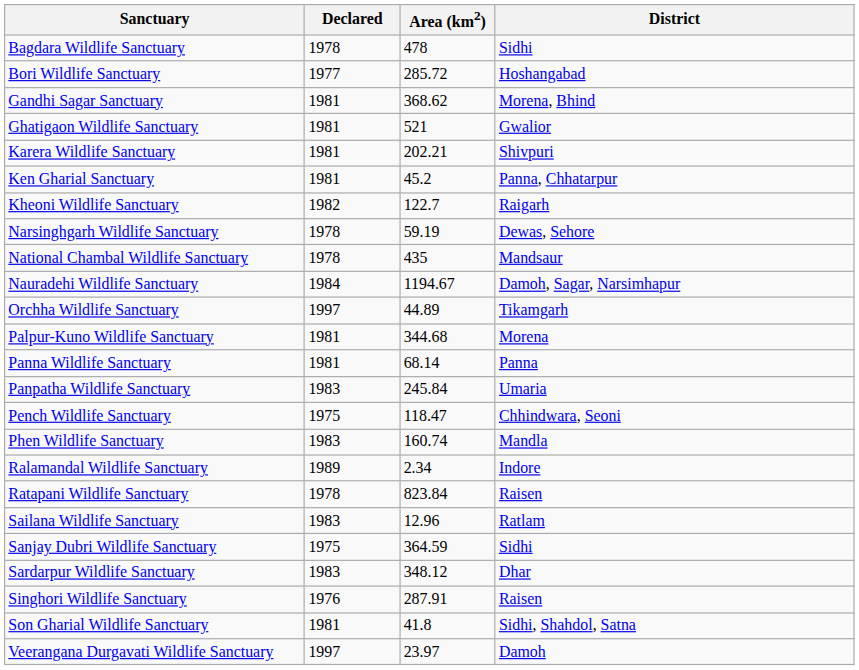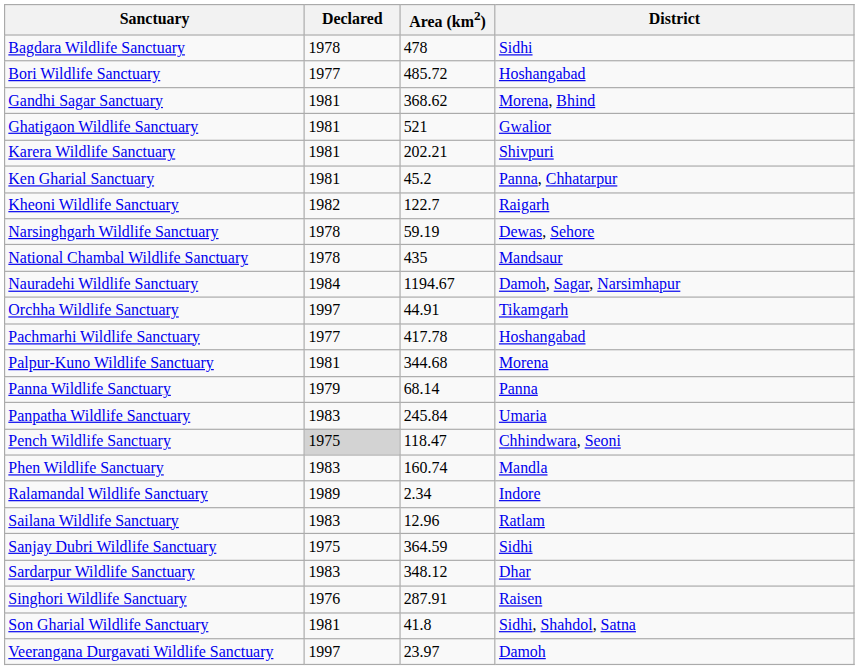(426, 73) 285.72 -> (426, 73) 485.72
(422, 310) 44.89 -> (422, 310) 44.91
+ row: (104, 336)
(324, 362) 1981 -> (324, 388) 1979
(324, 415) no background -> (324, 441) lightgrey background
- row: (98, 493)
